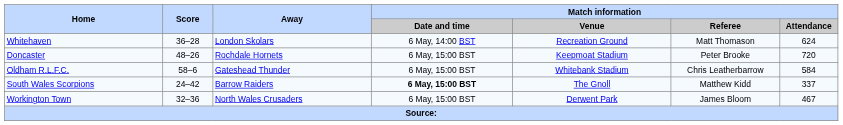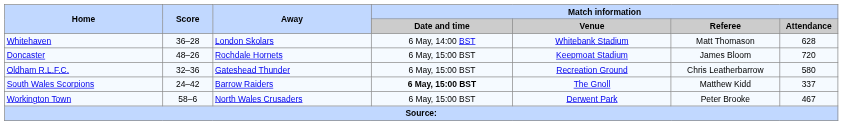(592, 41) Recreation Ground -> (592, 41) Whitebank Stadium
(809, 41) 624 -> (809, 41) 628
(725, 55) Peter Brooke -> (725, 55) James Bloom
(188, 70) 58–6 -> (188, 70) 32–36
(592, 70) Whitebank Stadium -> (592, 70) Recreation Ground
(809, 70) 584 -> (809, 70) 580
(188, 99) 32–36 -> (188, 99) 58–6
(725, 99) James Bloom -> (725, 99) Peter Brooke
